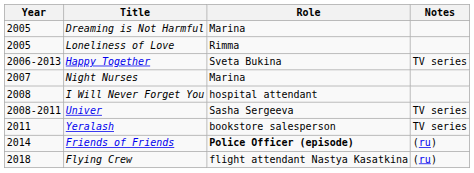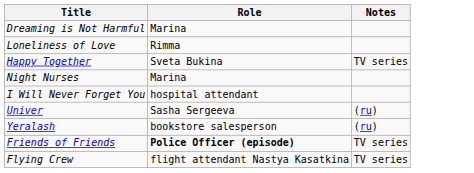- column: (34, 13)
(440, 110) TV series -> (366, 110) (ru)
(440, 127) TV series -> (366, 127) (ru)
(425, 143) (ru) -> (381, 143) TV series
(425, 159) (ru) -> (381, 159) TV series
